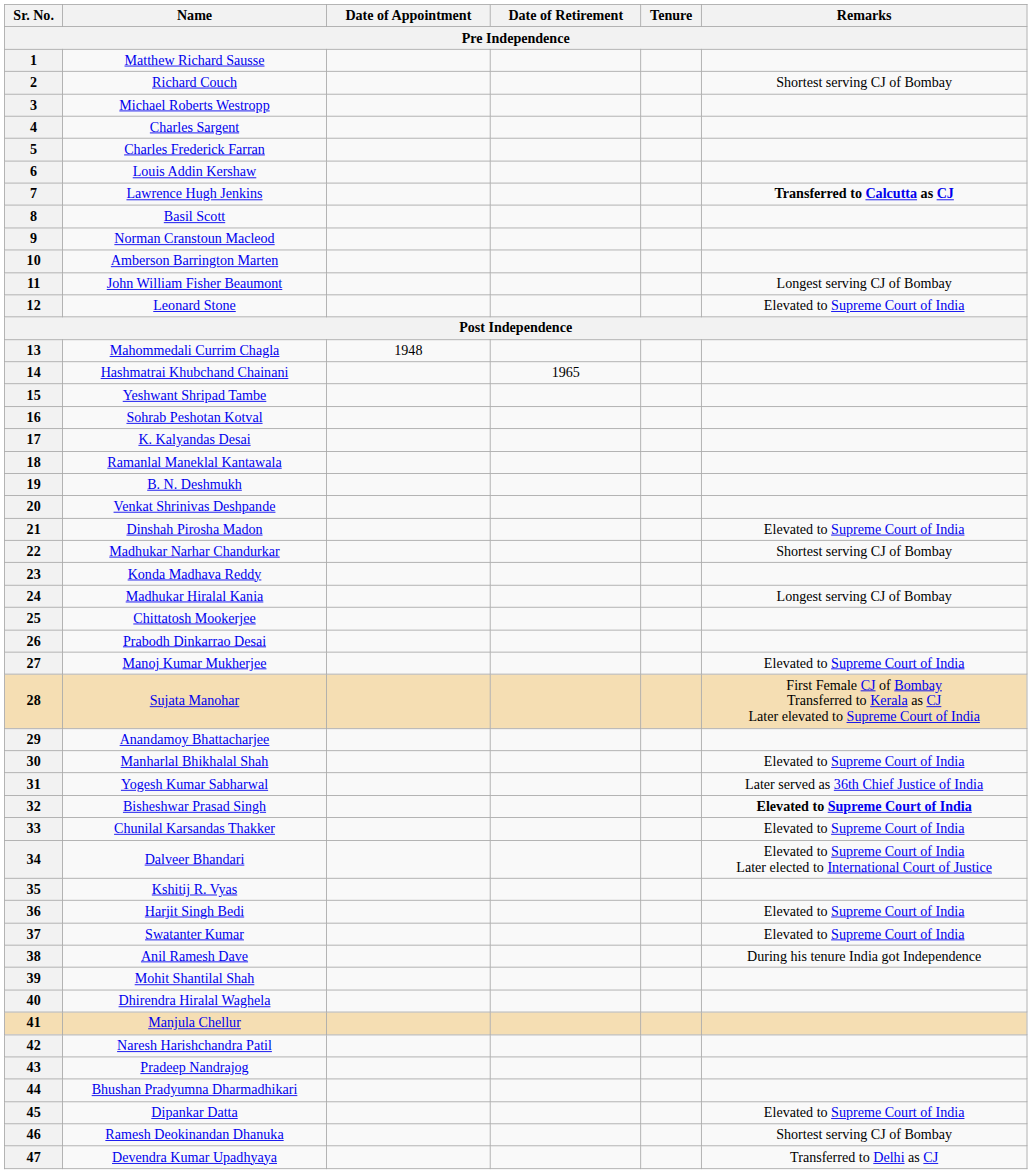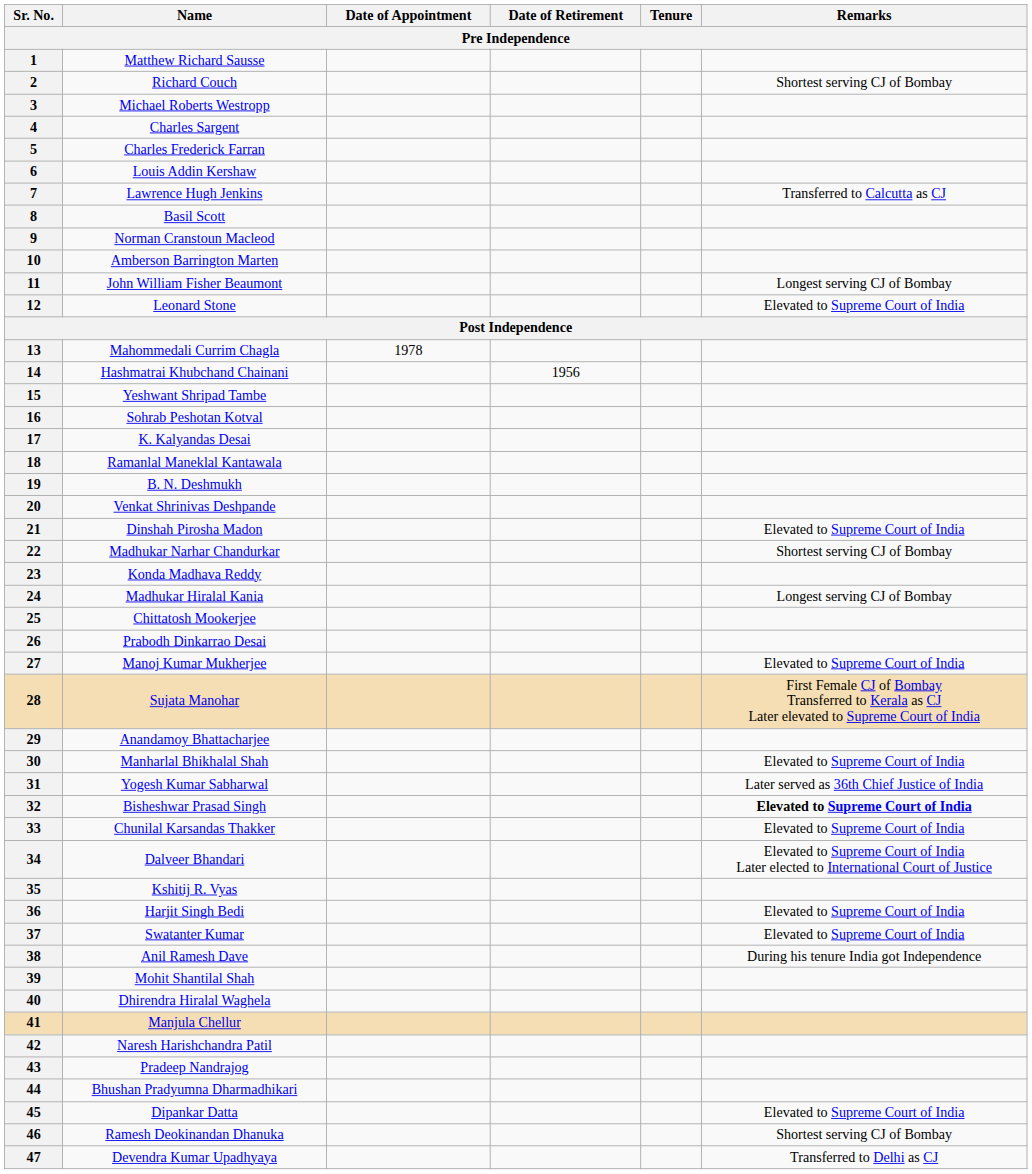(864, 194) bold -> (864, 194) normal
(408, 350) 1948 -> (408, 350) 1978
(566, 372) 1965 -> (566, 372) 1956
